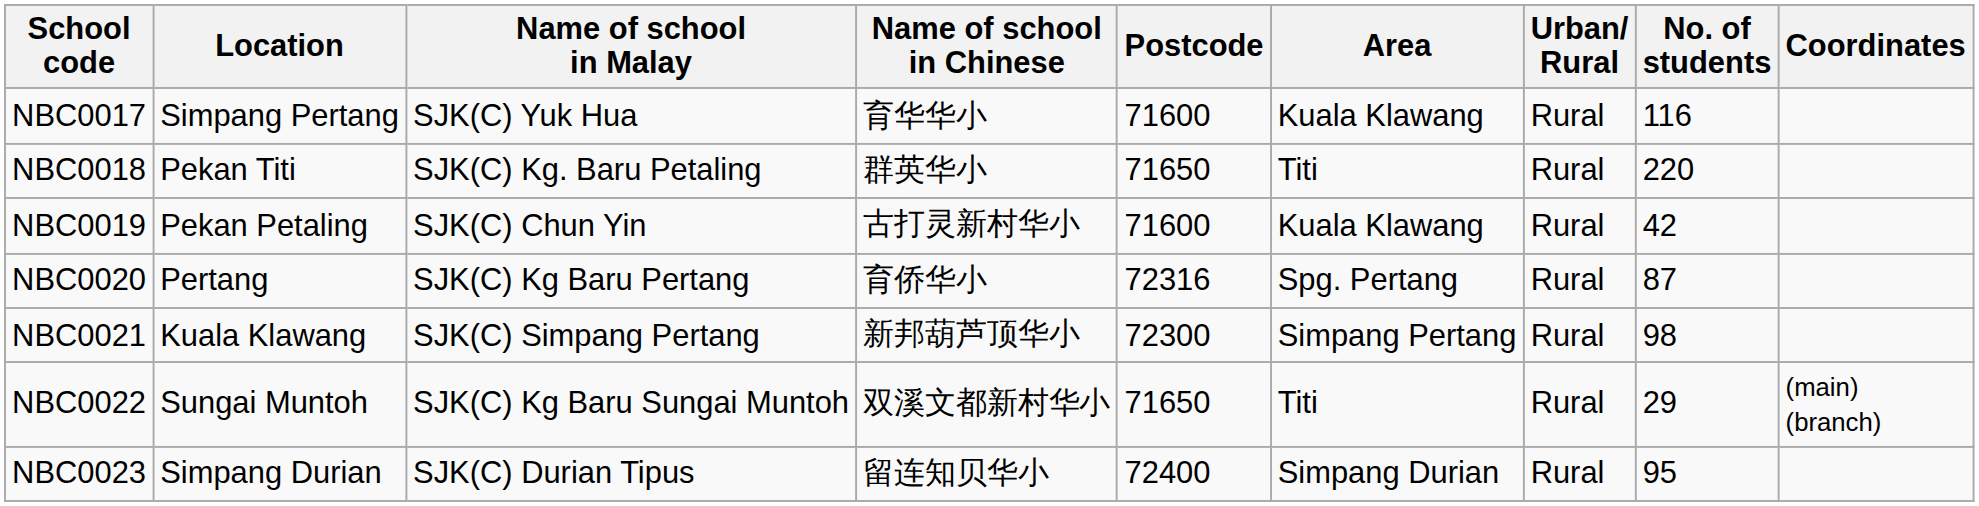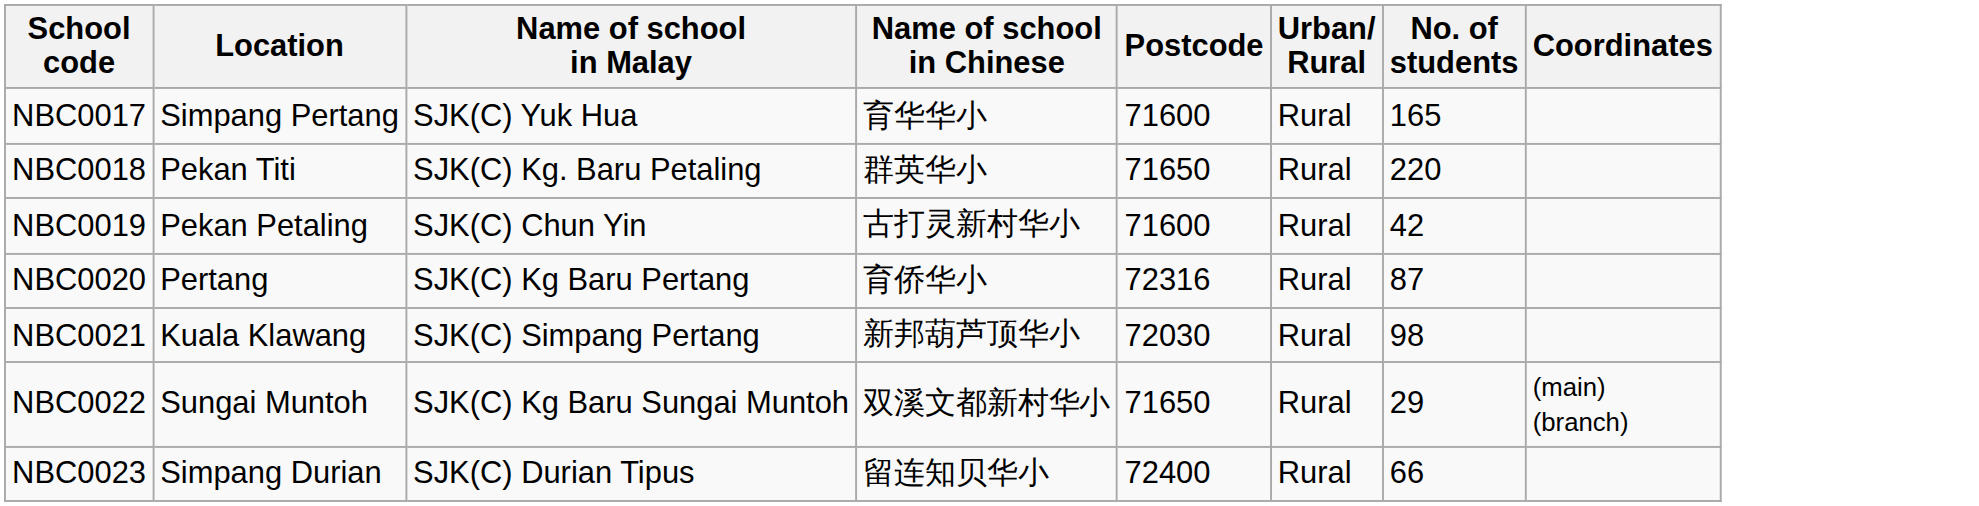- column: (1397, 46)
(1667, 115) 116 -> (1416, 115) 165
(1167, 334) 72300 -> (1167, 334) 72030
(1660, 473) 95 -> (1407, 473) 66
